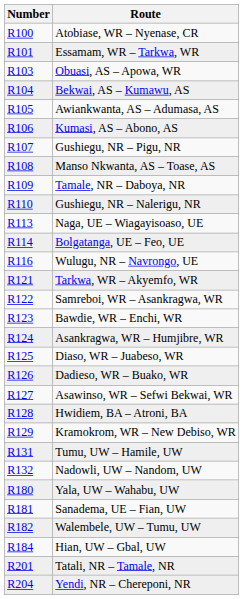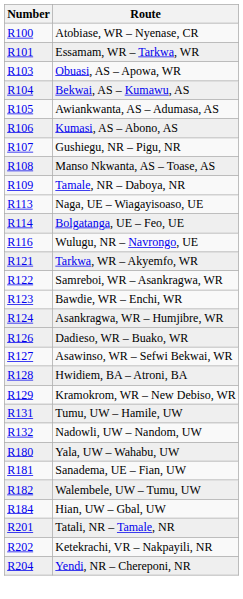- row: (128, 204)
- row: (119, 356)
+ row: (134, 546)
